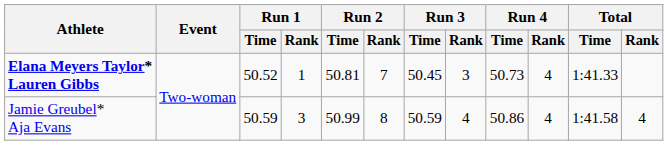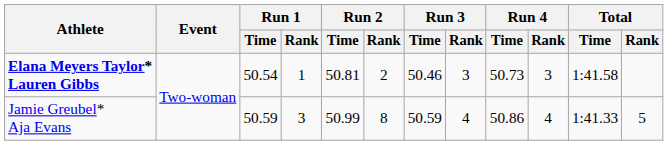(261, 75) 50.52 -> (261, 75) 50.54
(384, 75) 7 -> (384, 75) 2
(425, 75) 50.45 -> (425, 75) 50.46
(548, 75) 4 -> (548, 75) 3
(595, 75) 1:41.33 -> (595, 75) 1:41.58
(595, 118) 1:41.58 -> (595, 118) 1:41.33
(642, 118) 4 -> (642, 118) 5
